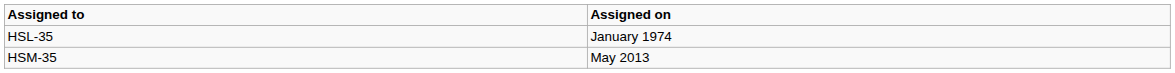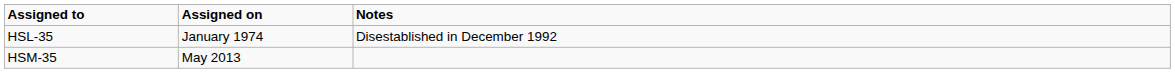+ column: (375, 15)
